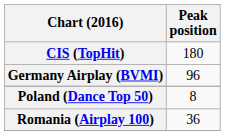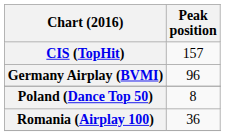(193, 53) 180 -> (193, 53) 157
